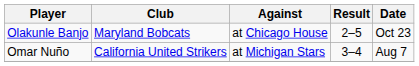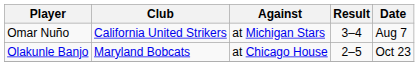rows swapped: (38, 52) <-> (48, 33)
